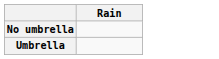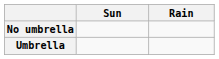+ column: (112, 13)
